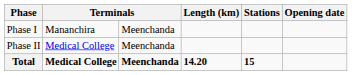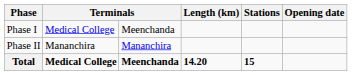(70, 29) Mananchira -> (80, 29) Medical College
(80, 45) Medical College -> (70, 45) Mananchira
(148, 45) Meenchanda -> (146, 45) Mananchira
